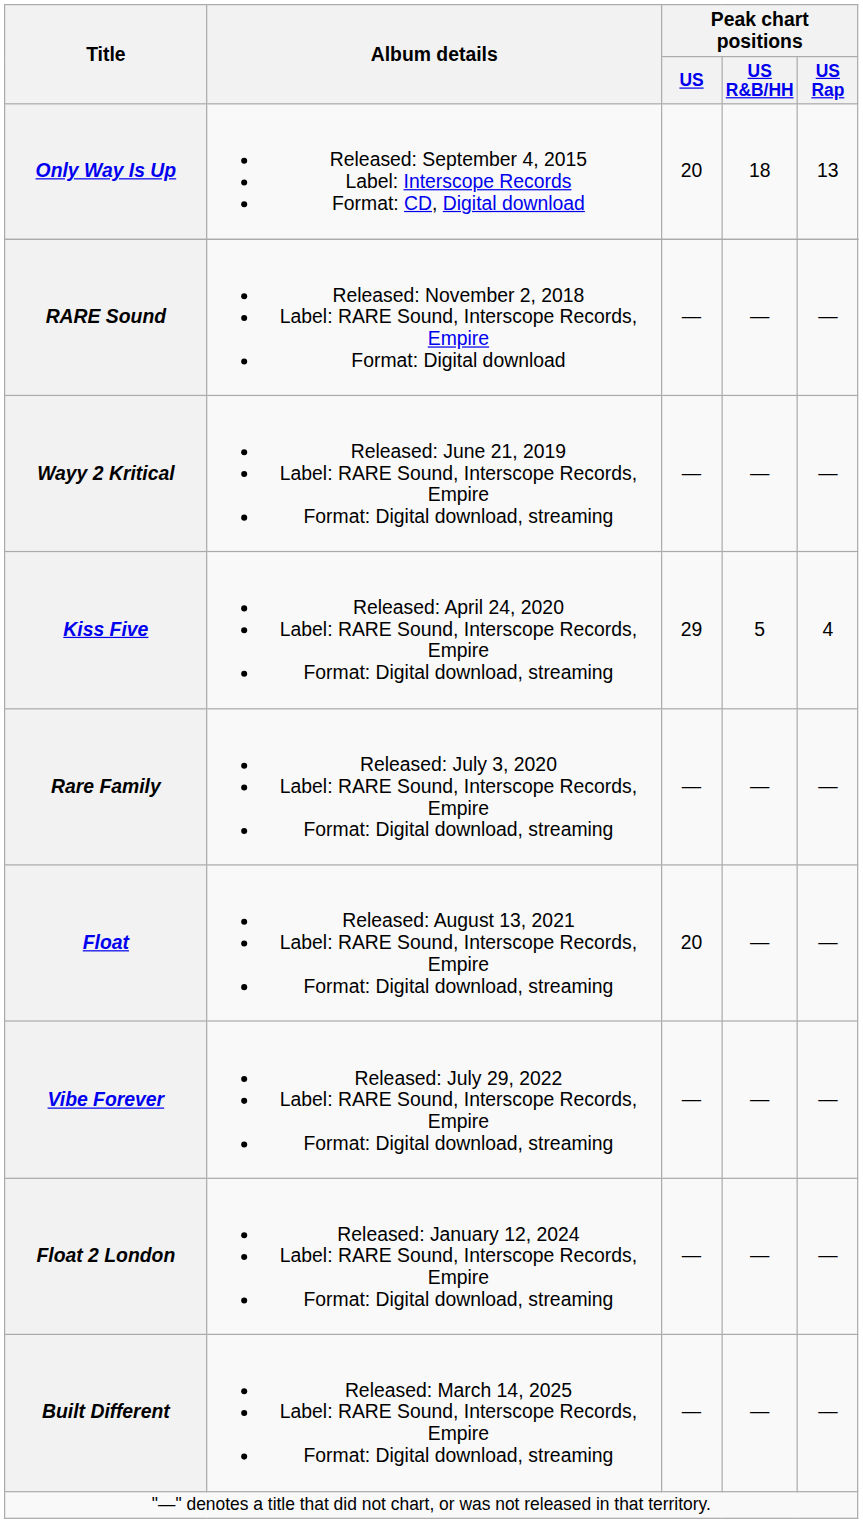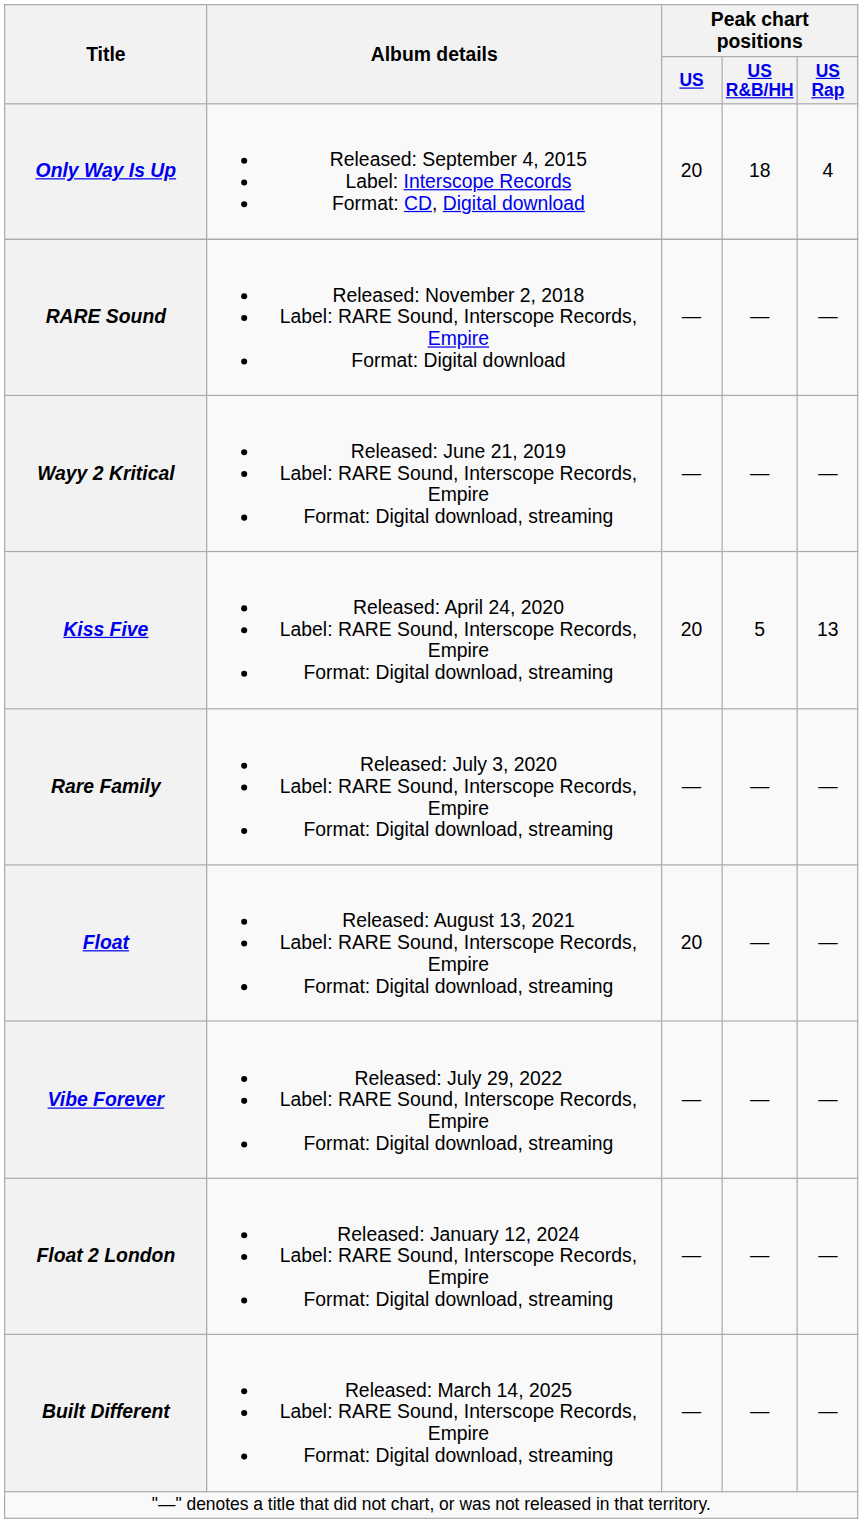(828, 171) 13 -> (828, 171) 4
(692, 629) 29 -> (692, 629) 20
(828, 629) 4 -> (828, 629) 13
